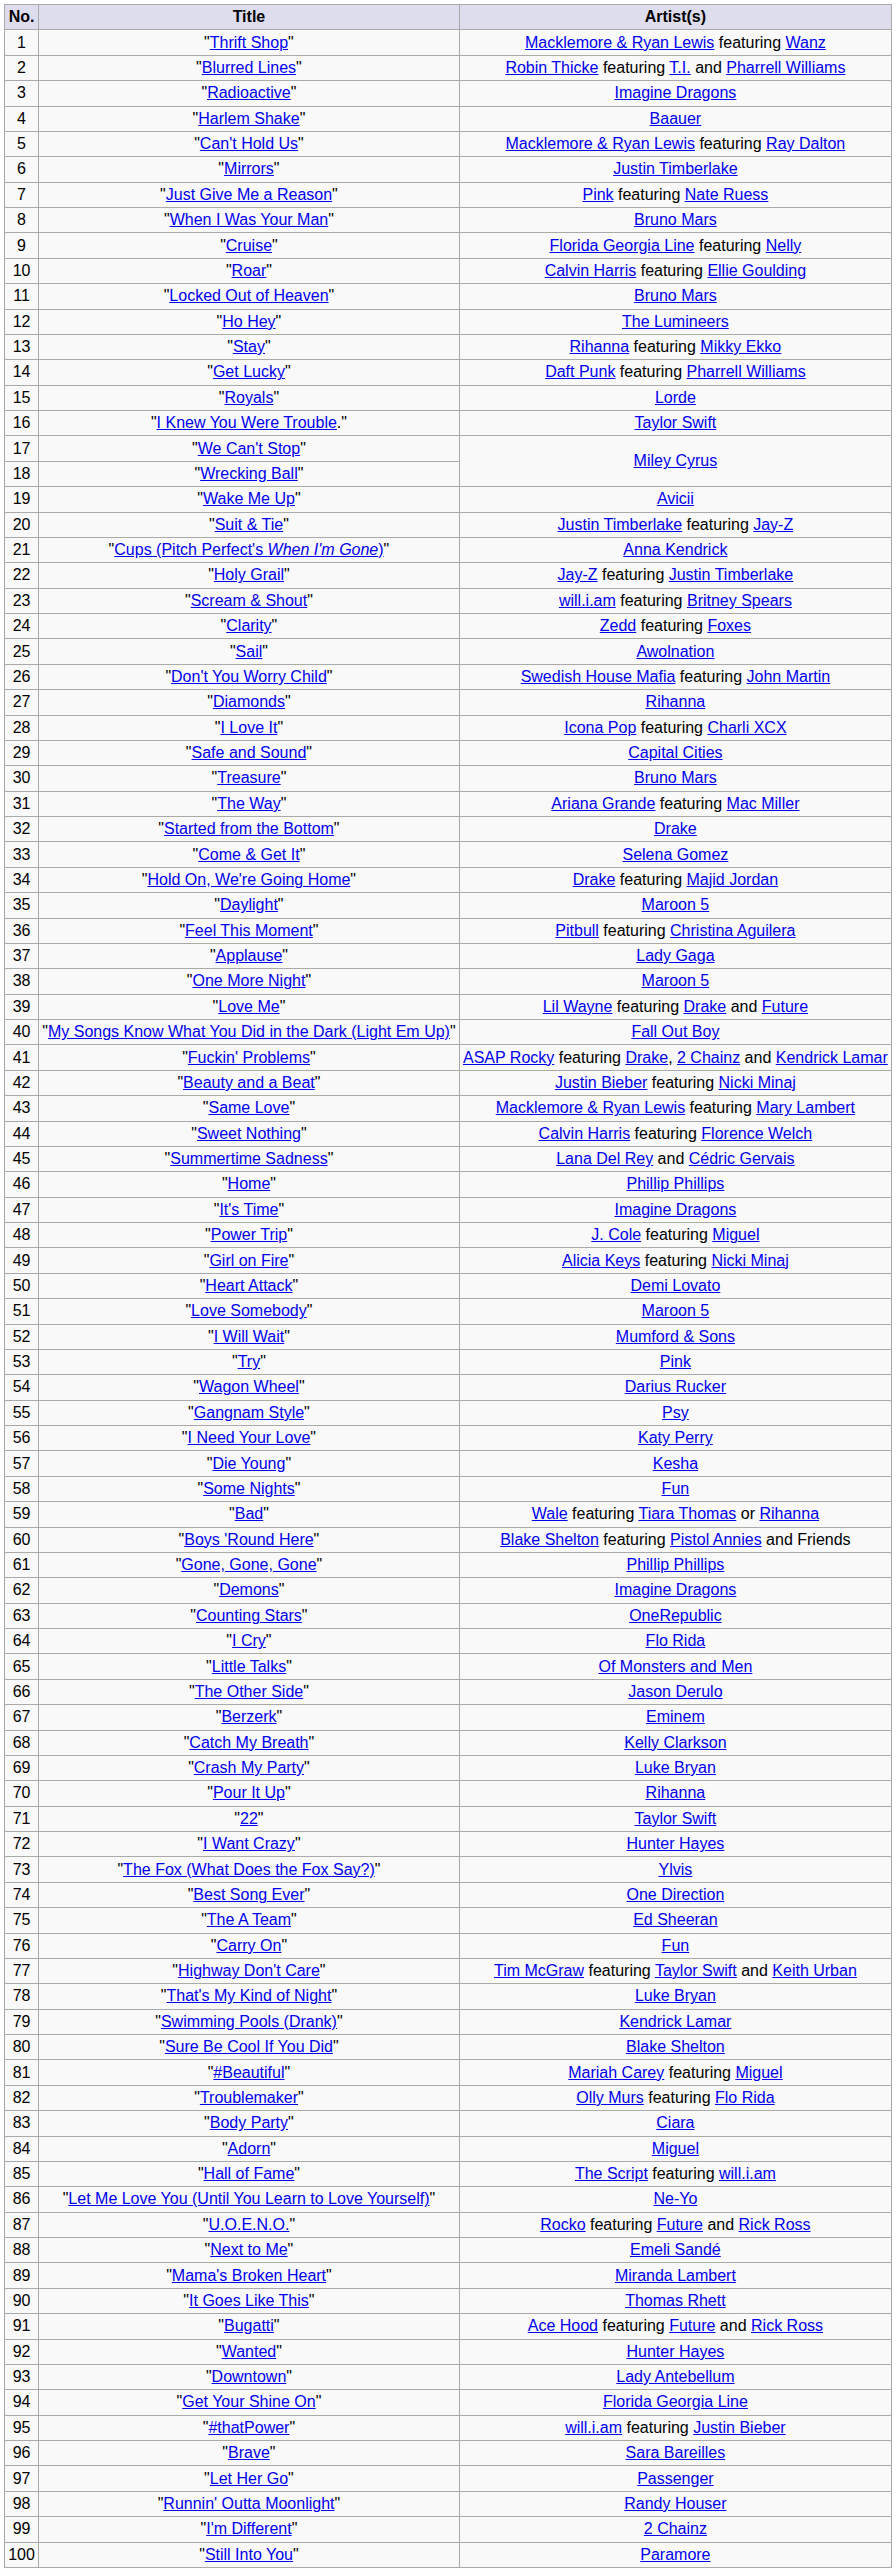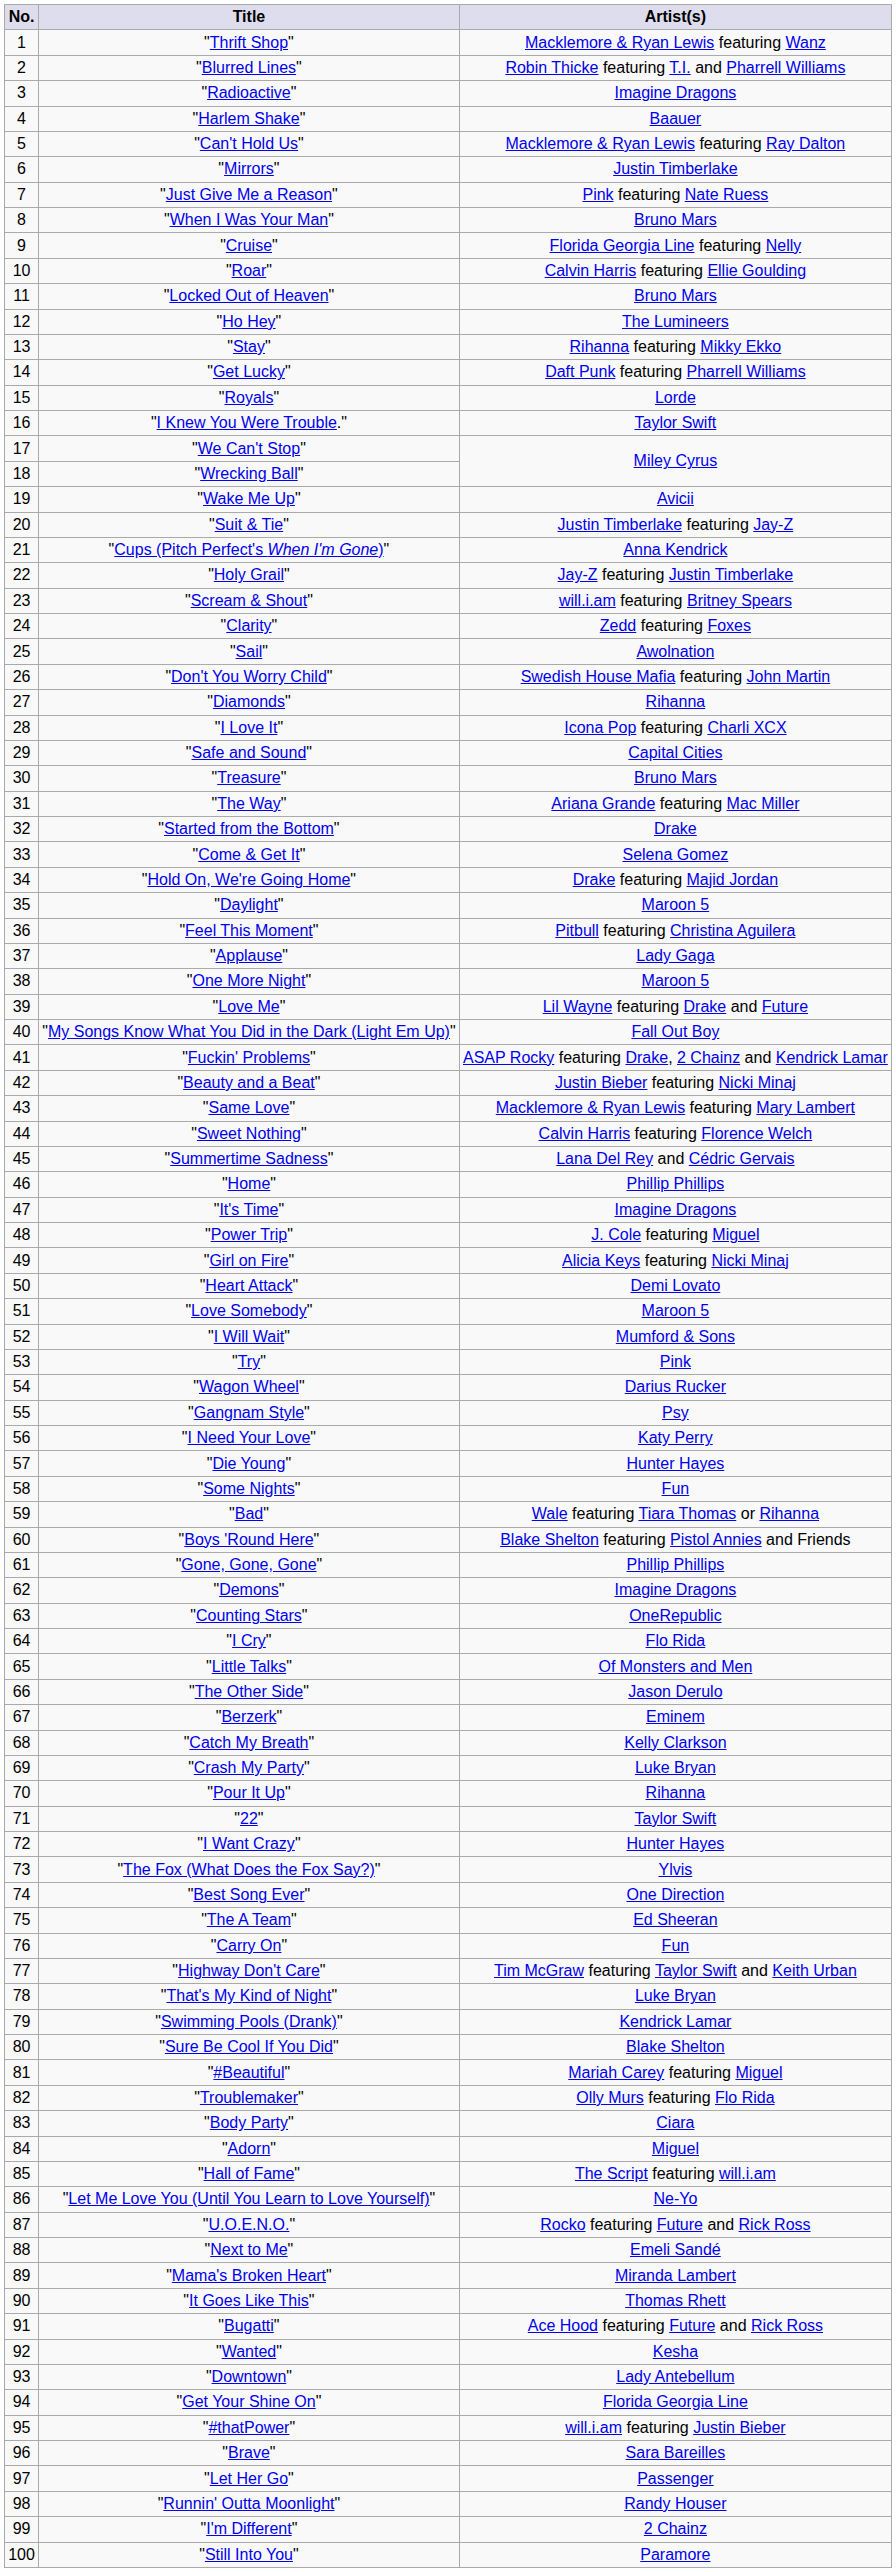(675, 1463) Kesha -> (675, 1463) Hunter Hayes
(675, 2351) Hunter Hayes -> (675, 2351) Kesha
